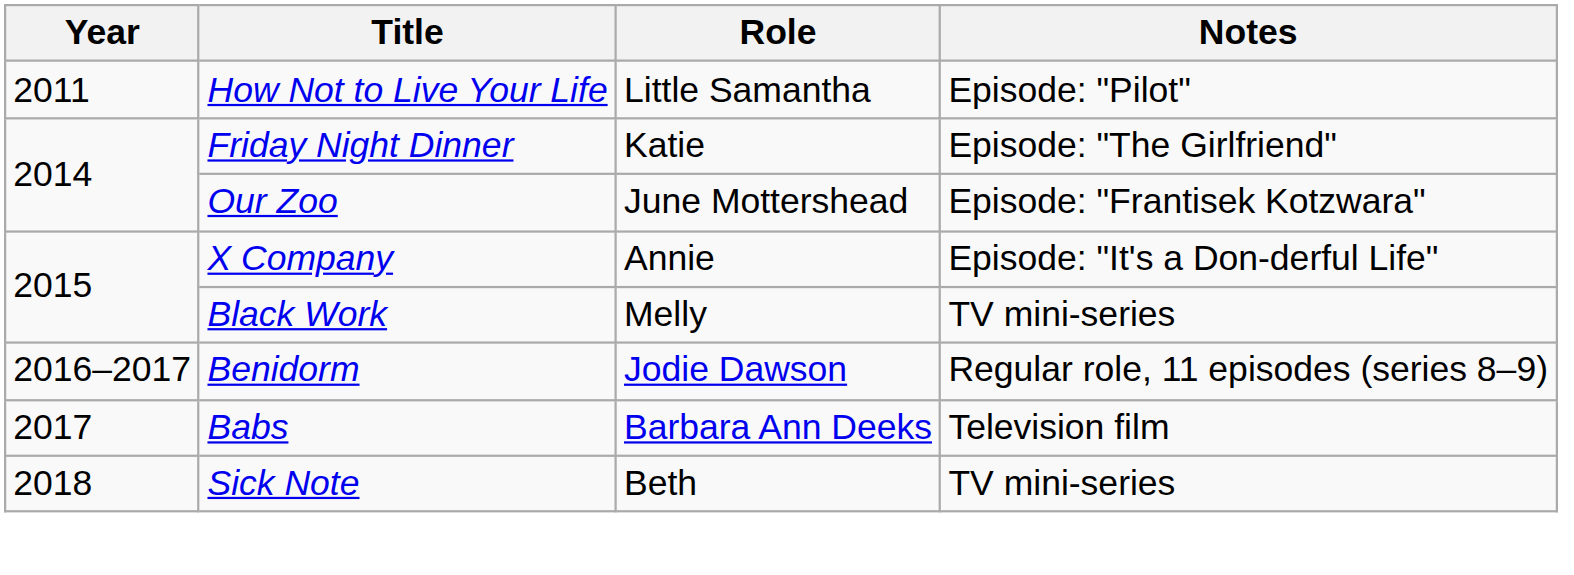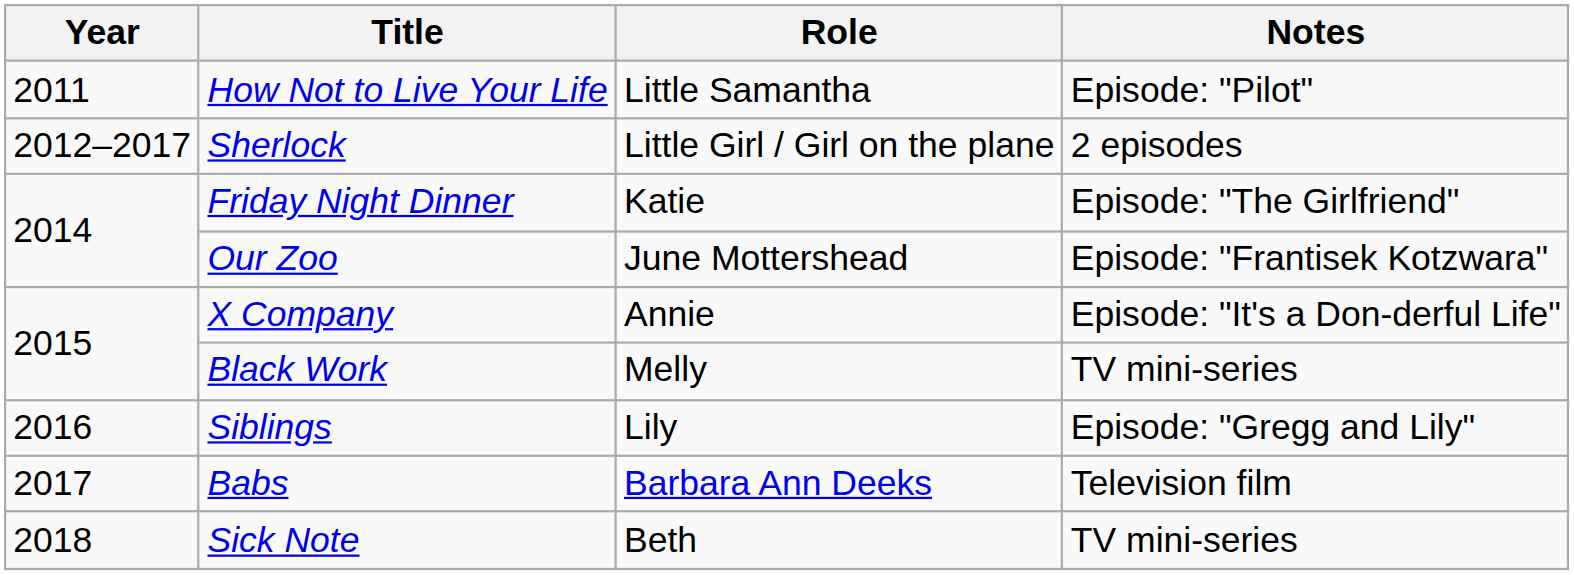+ row: (277, 145)
+ row: (270, 426)
- row: (283, 370)
